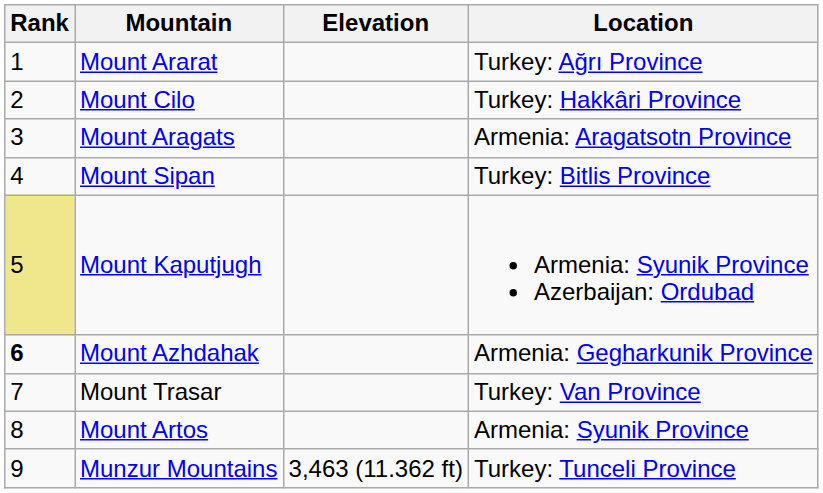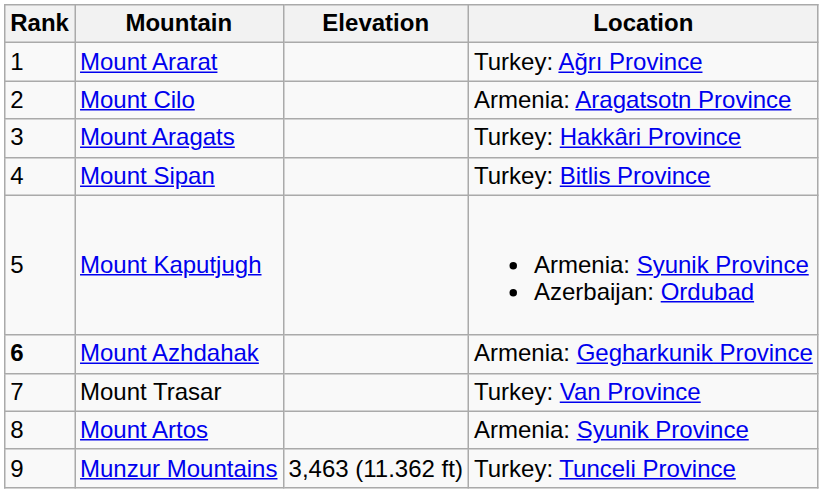(608, 99) Turkey: Hakkâri Province -> (633, 99) Armenia: Aragatsotn Province
(633, 137) Armenia: Aragatsotn Province -> (608, 137) Turkey: Hakkâri Province
(17, 264) khaki background -> (17, 264) no background
